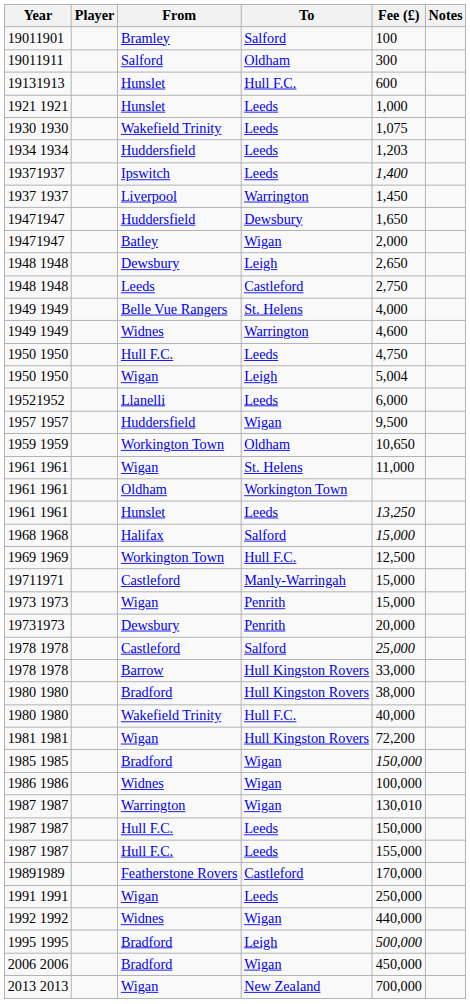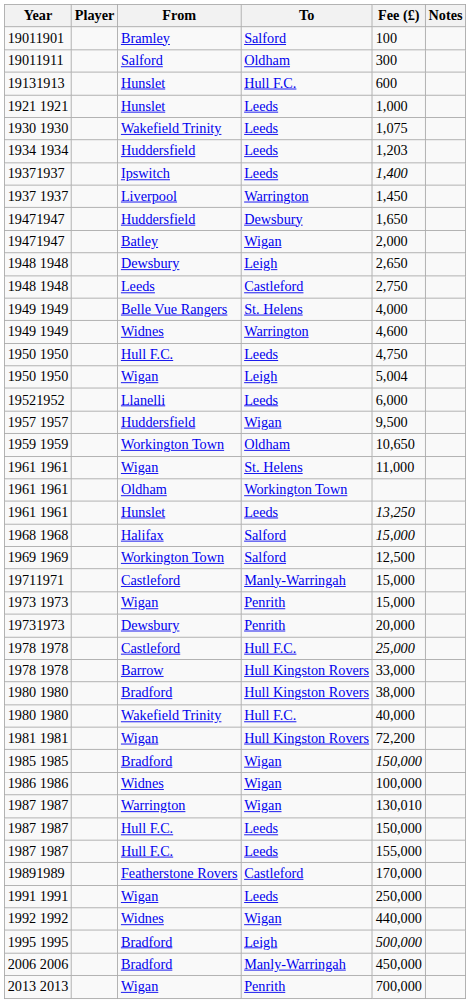(270, 557) Hull F.C. -> (265, 557) Salford
(265, 648) Salford -> (270, 648) Hull F.C.
(263, 964) Wigan -> (295, 964) Manly-Warringah
(282, 986) New Zealand -> (265, 986) Penrith
